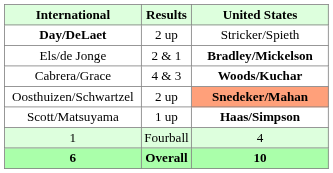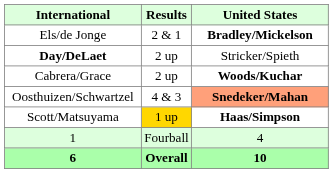rows swapped: (73, 55) <-> (73, 35)
(166, 76) 4 & 3 -> (166, 76) 2 up
(166, 96) 2 up -> (166, 96) 4 & 3
(166, 117) no background -> (166, 117) gold background
